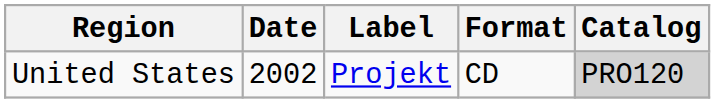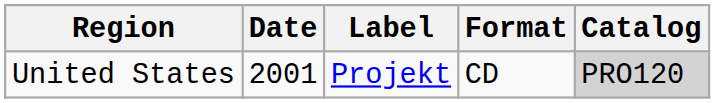(283, 75) 2002 -> (283, 75) 2001
